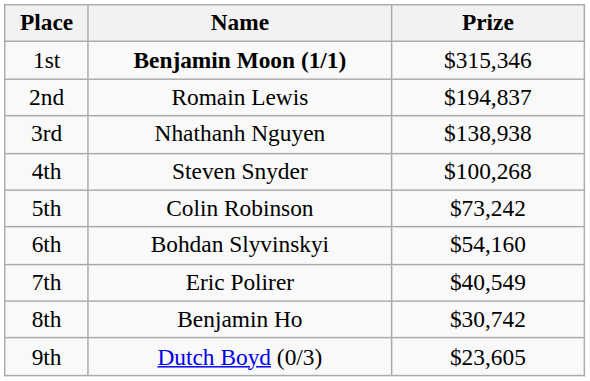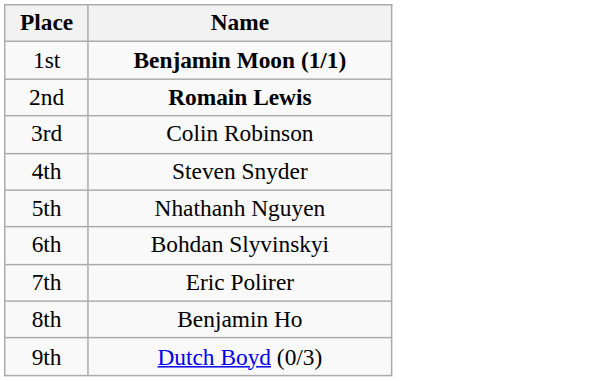- column: (488, 23)
(240, 97) normal -> (240, 97) bold
(240, 134) Nhathanh Nguyen -> (240, 134) Colin Robinson
(240, 208) Colin Robinson -> (240, 208) Nhathanh Nguyen
